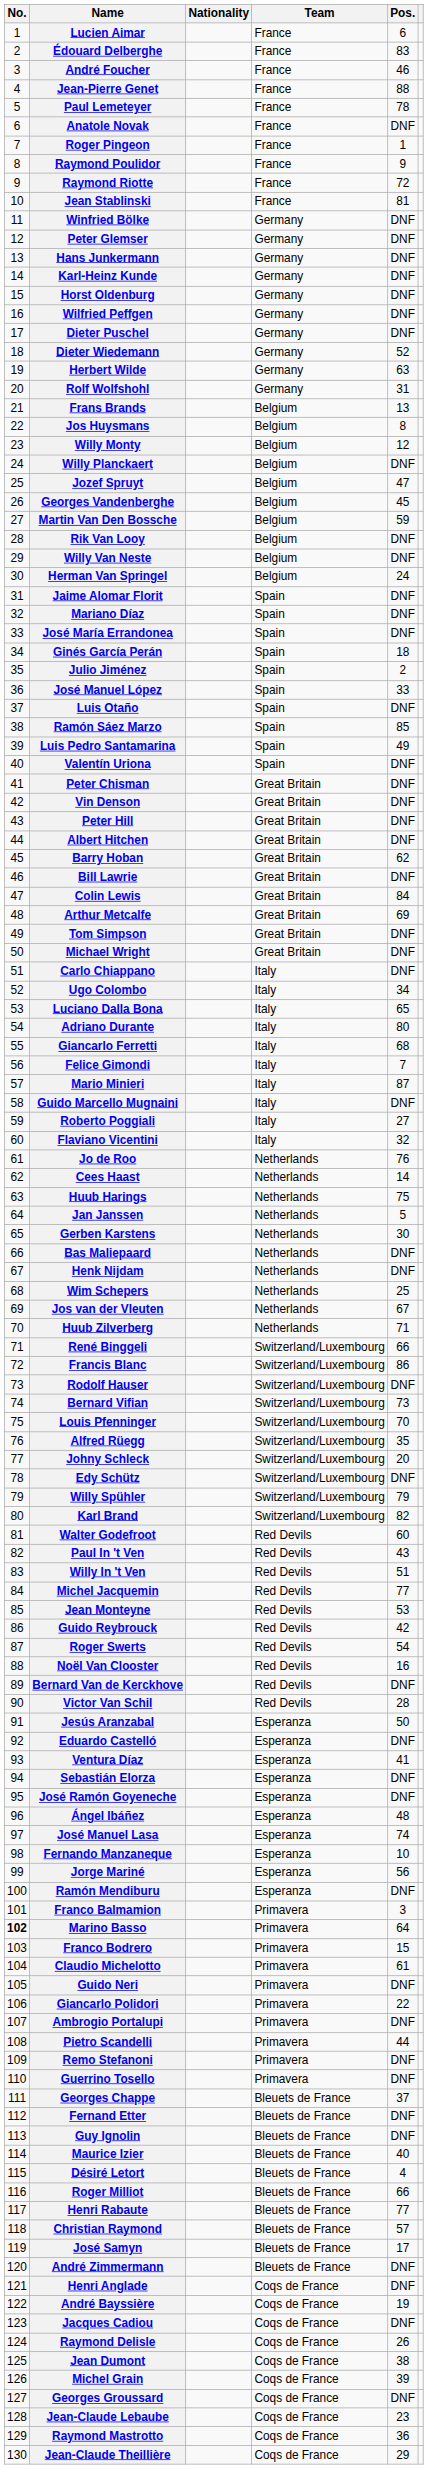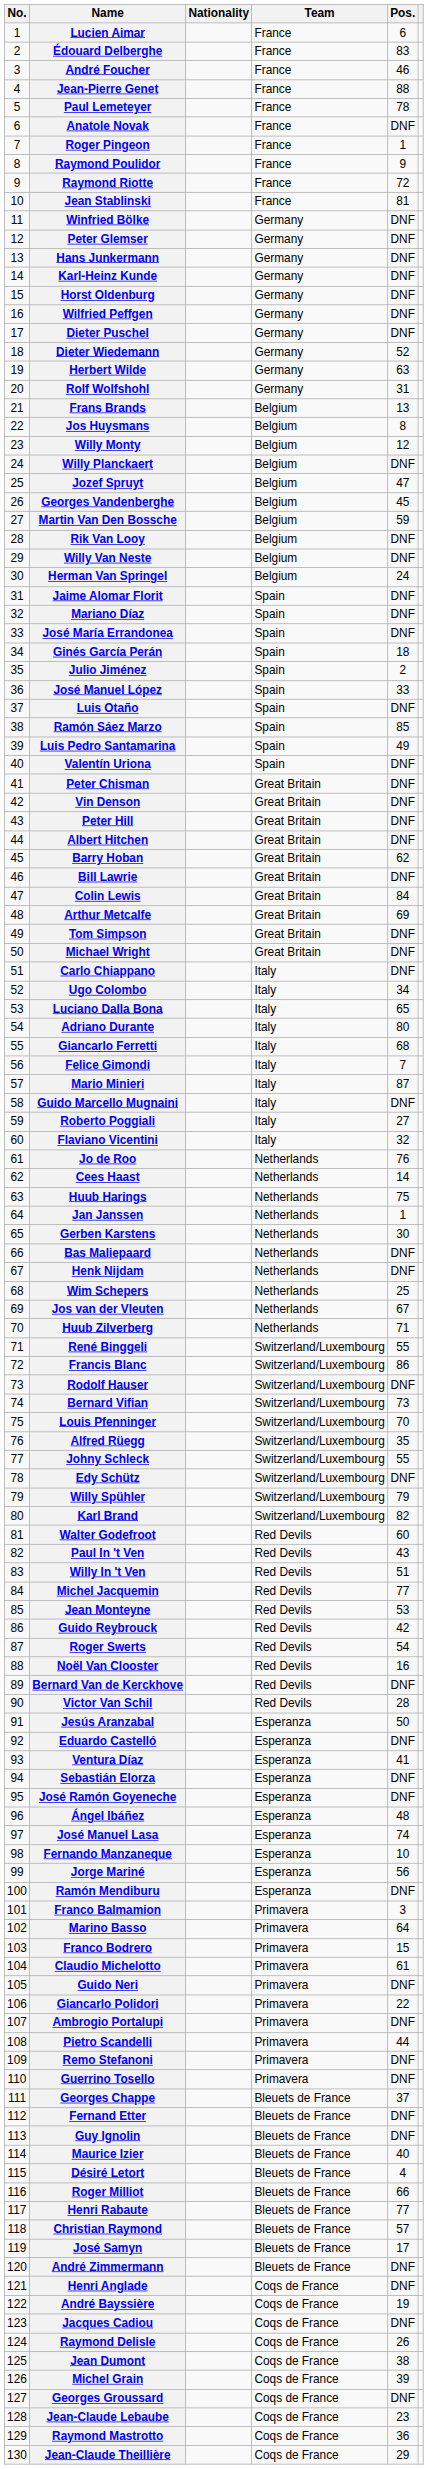(403, 1215) 5 -> (403, 1215) 1
(403, 1347) 66 -> (403, 1347) 55
(403, 1459) 20 -> (403, 1459) 55
(17, 1929) bold -> (17, 1929) normal
